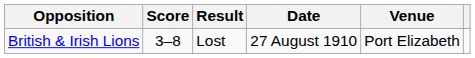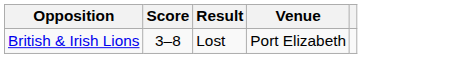- column: (304, 16)
